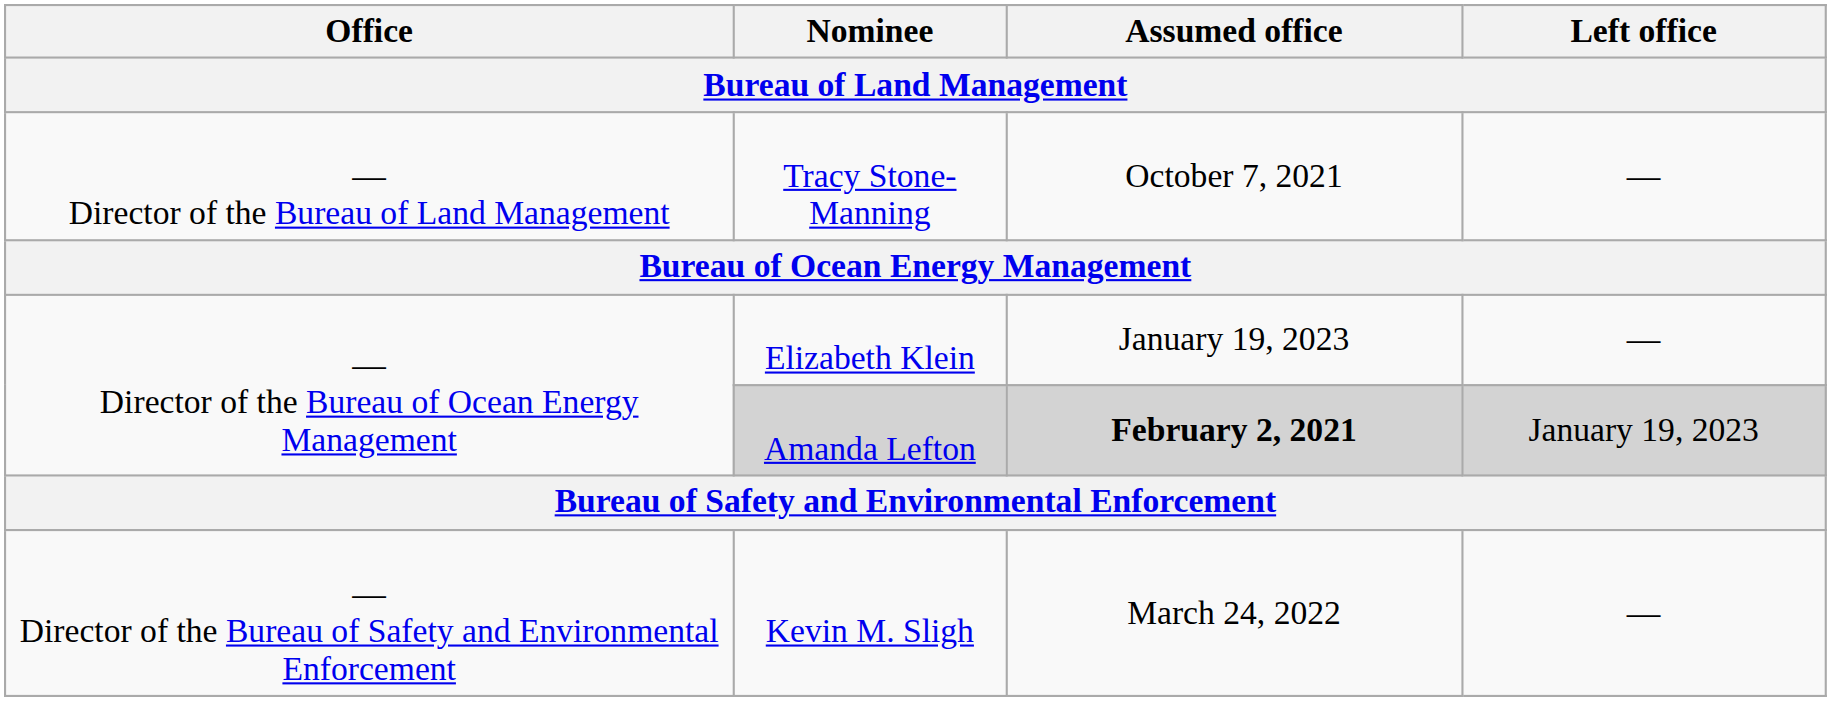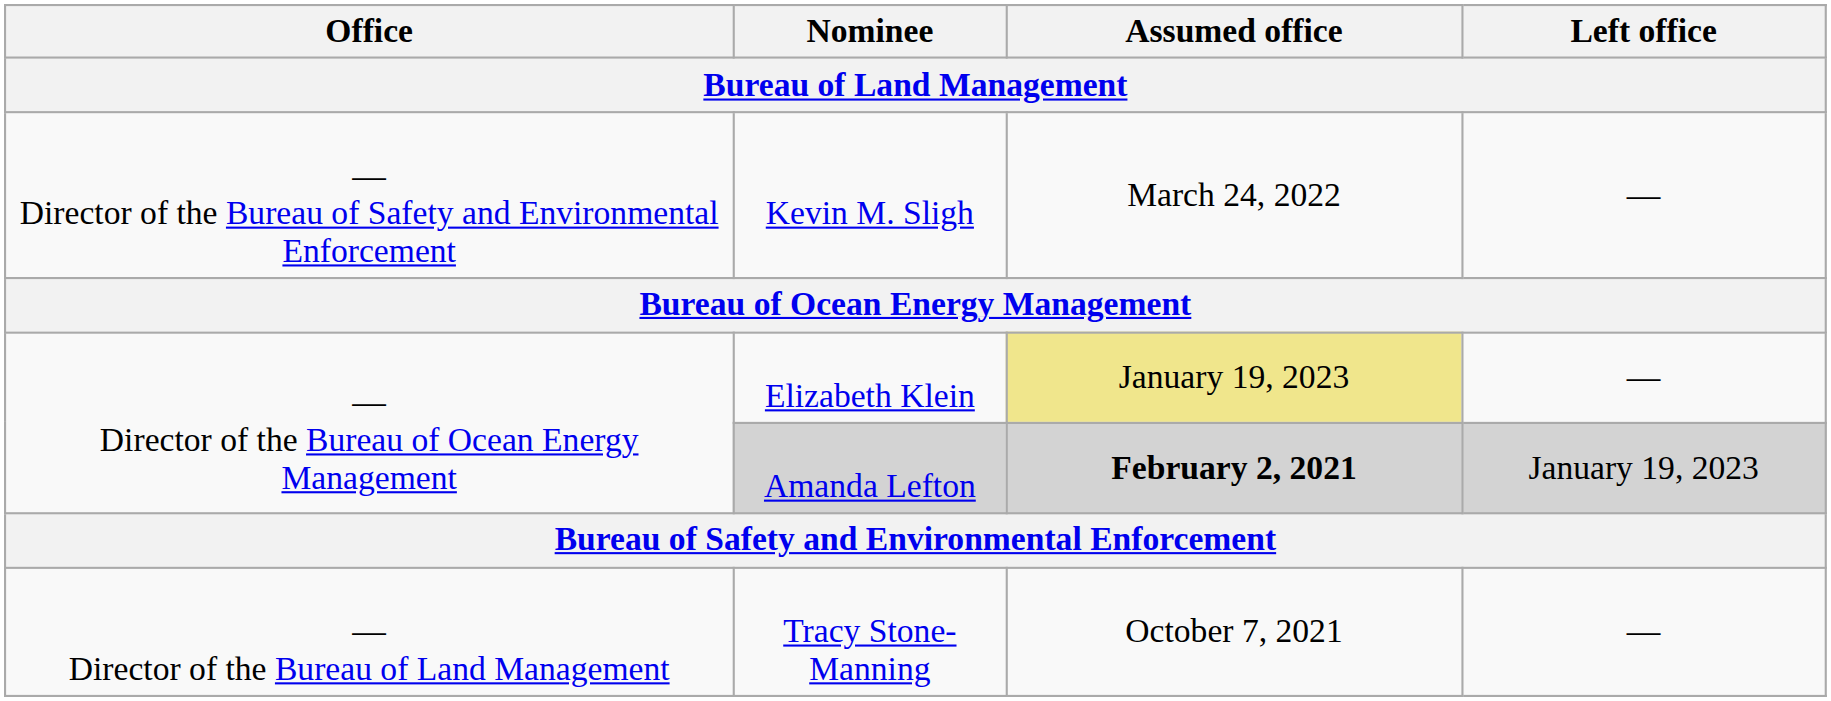rows swapped: (870, 194) <-> (870, 630)
(1234, 338) no background -> (1234, 376) khaki background
